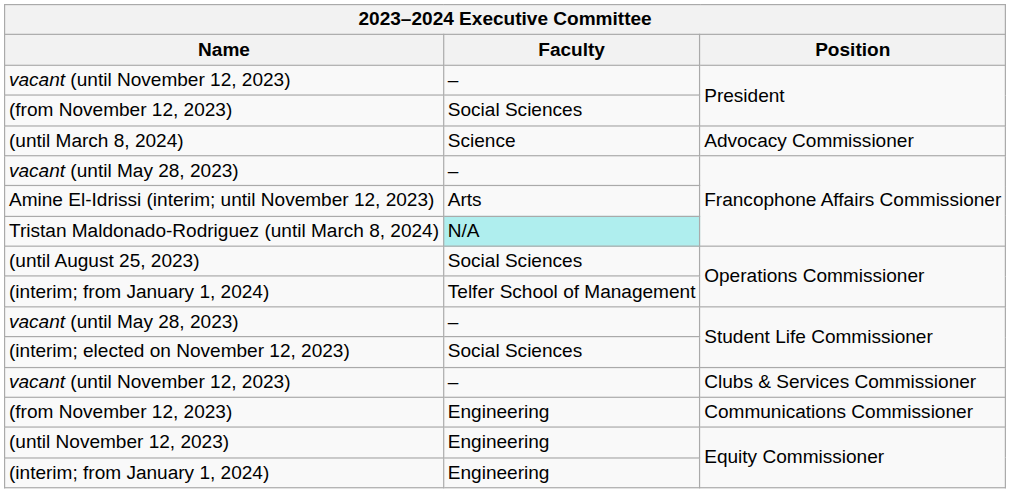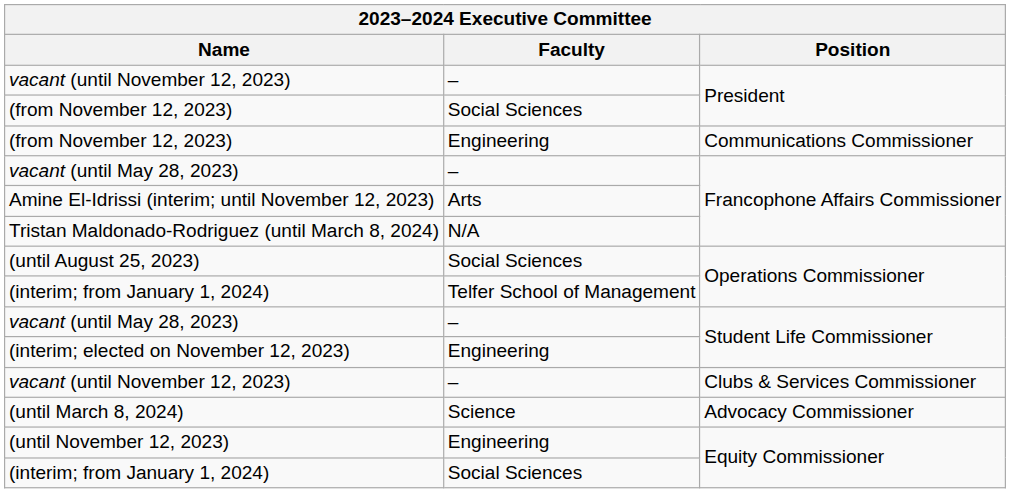rows swapped: (96, 140) <-> (121, 412)
(464, 230) paleturquoise background -> (464, 230) no background
(515, 351) Social Sciences -> (499, 351) Engineering
(499, 472) Engineering -> (515, 472) Social Sciences
